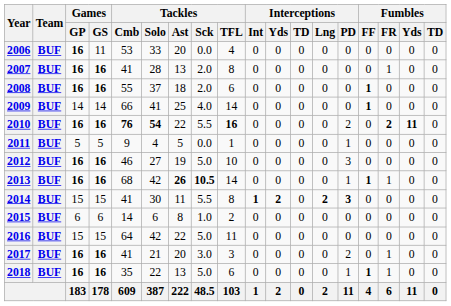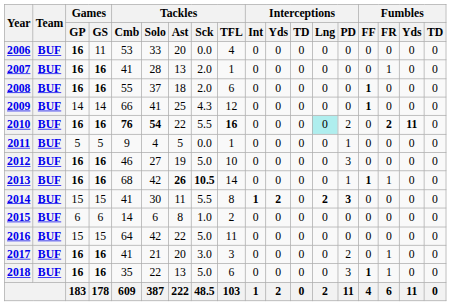(231, 69) 8 -> (231, 69) 1
(204, 106) 4.0 -> (204, 106) 4.3
(231, 106) 14 -> (231, 106) 12
(325, 124) no background -> (325, 124) paleturquoise background
(348, 273) 1 -> (348, 273) 3
